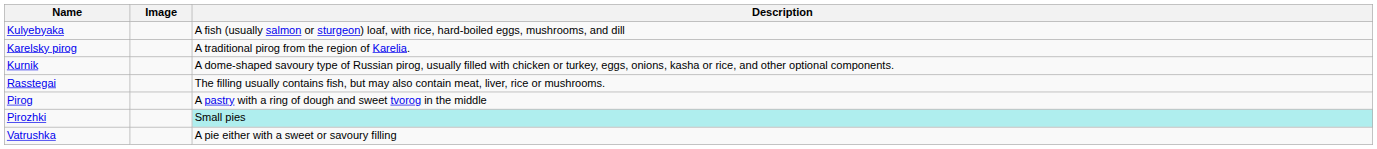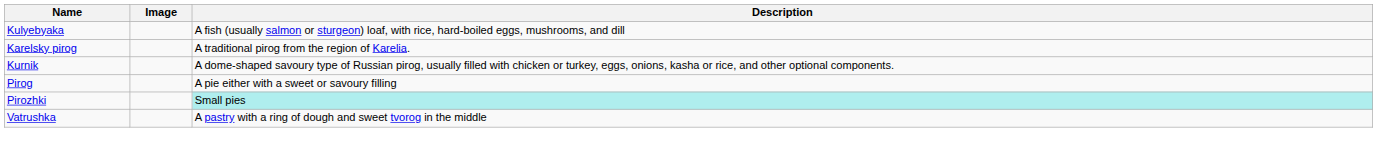- row: (31, 83)
(341, 100) A pastry with a ring of dough and sweet tvorog in the middle -> (296, 83) A pie either with a sweet or savoury filling
(296, 135) A pie either with a sweet or savoury filling -> (341, 118) A pastry with a ring of dough and sweet tvorog in the middle
